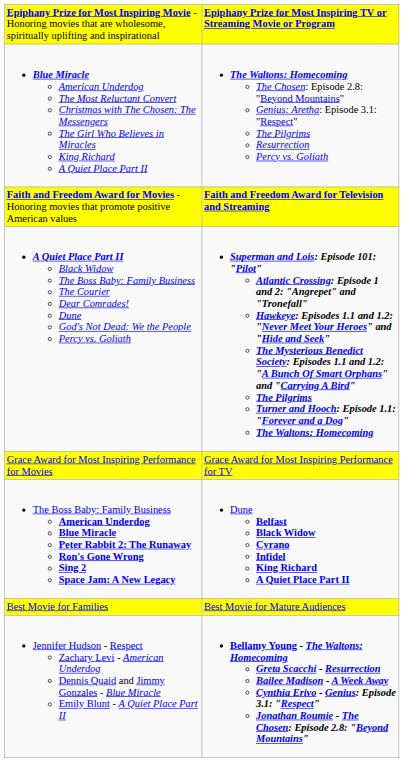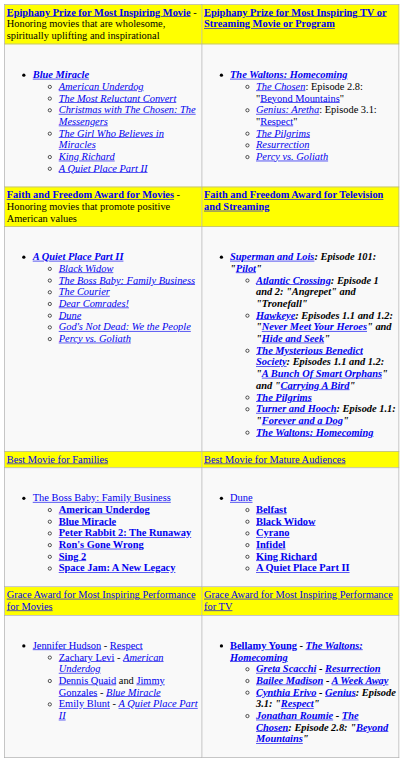rows swapped: (57, 607) <-> (101, 465)
